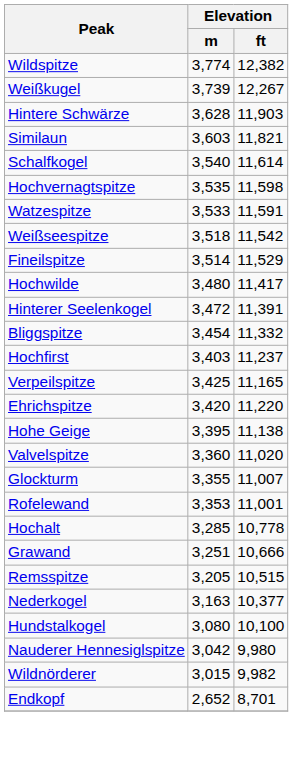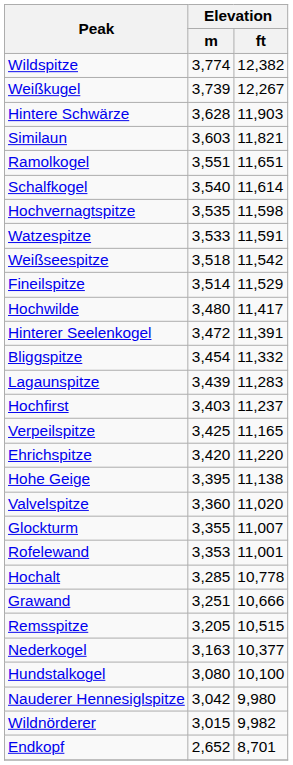+ row: (49, 162)
+ row: (54, 382)
